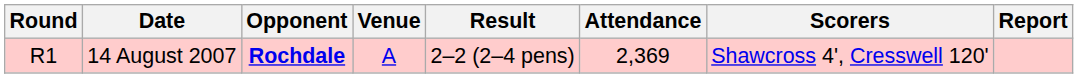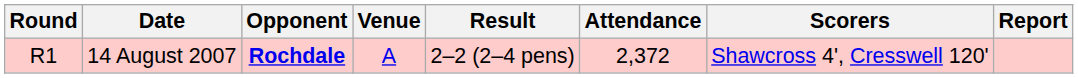(643, 55) 2,369 -> (643, 55) 2,372
